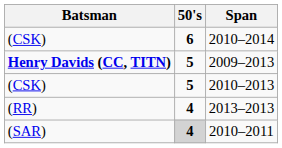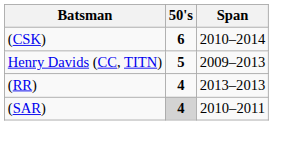(89, 62) bold -> (85, 62) normal
- row: (241, 85)
